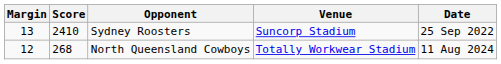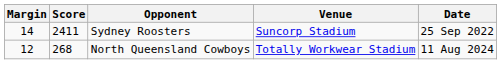(27, 31) 13 -> (27, 31) 14
(66, 31) 2410 -> (66, 31) 2411
